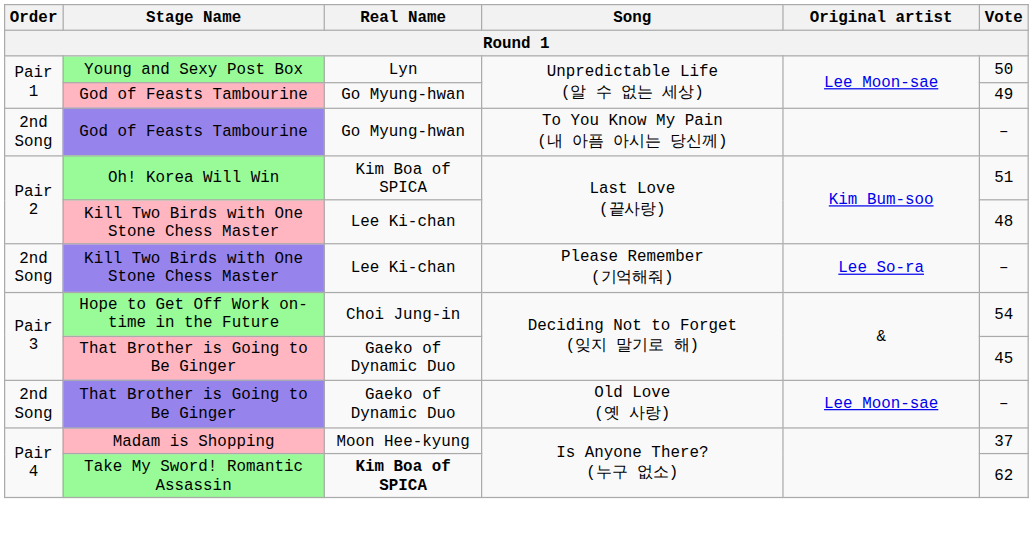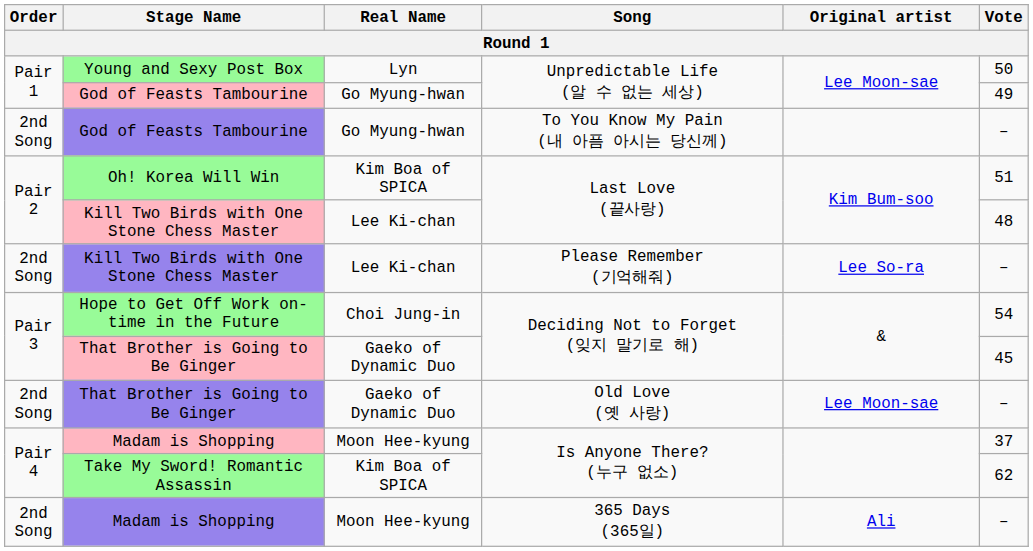(403, 476) bold -> (403, 476) normal
+ row: (194, 522)
